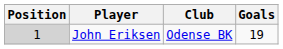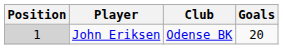(257, 34) 19 -> (257, 34) 20
